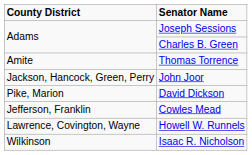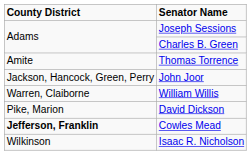+ row: (189, 93)
(49, 110) normal -> (52, 126) bold
- row: (202, 126)
